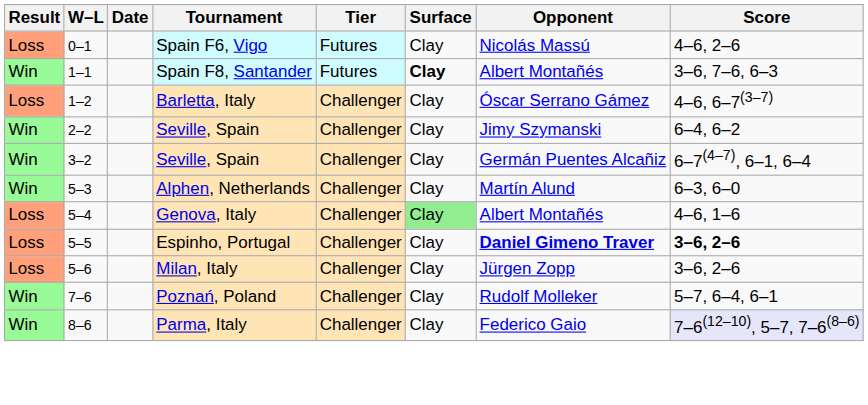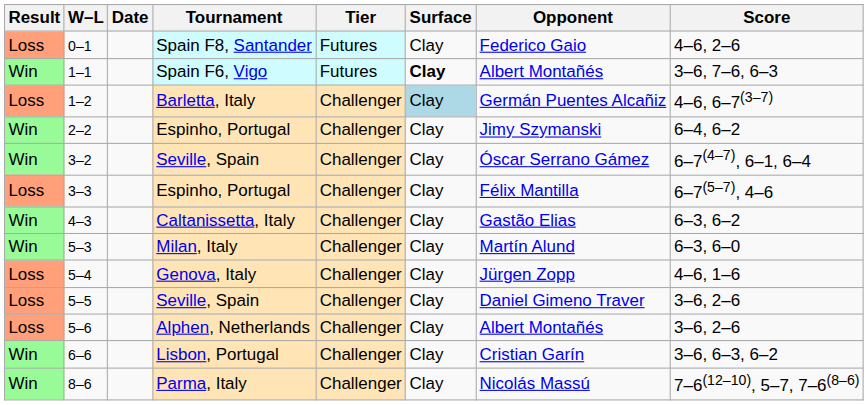(212, 44) Spain F6, Vigo -> (234, 44) Spain F8, Santander
(535, 44) Nicolás Massú -> (533, 44) Federico Gaio
(234, 71) Spain F8, Santander -> (212, 71) Spain F6, Vigo
(427, 100) no background -> (427, 100) lightblue background
(564, 100) Óscar Serrano Gámez -> (573, 100) Germán Puentes Alcañiz
(208, 130) Seville, Spain -> (223, 130) Espinho, Portugal
(573, 159) Germán Puentes Alcañiz -> (564, 159) Óscar Serrano Gámez
+ row: (80, 191)
+ row: (80, 221)
(233, 188) Alphen, Netherlands -> (197, 246) Milan, Italy
(427, 215) lightgreen background -> (427, 273) no background
(541, 215) Albert Montañés -> (527, 273) Jürgen Zopp
(223, 242) Espinho, Portugal -> (208, 300) Seville, Spain
(567, 242) bold -> (562, 300) normal
(707, 242) bold -> (707, 300) normal
(197, 269) Milan, Italy -> (233, 327) Alphen, Netherlands
(527, 269) Jürgen Zopp -> (541, 327) Albert Montañés
+ row: (80, 355)
- row: (80, 297)
(533, 325) Federico Gaio -> (535, 383) Nicolás Massú
(767, 325) lavender background -> (767, 383) no background
